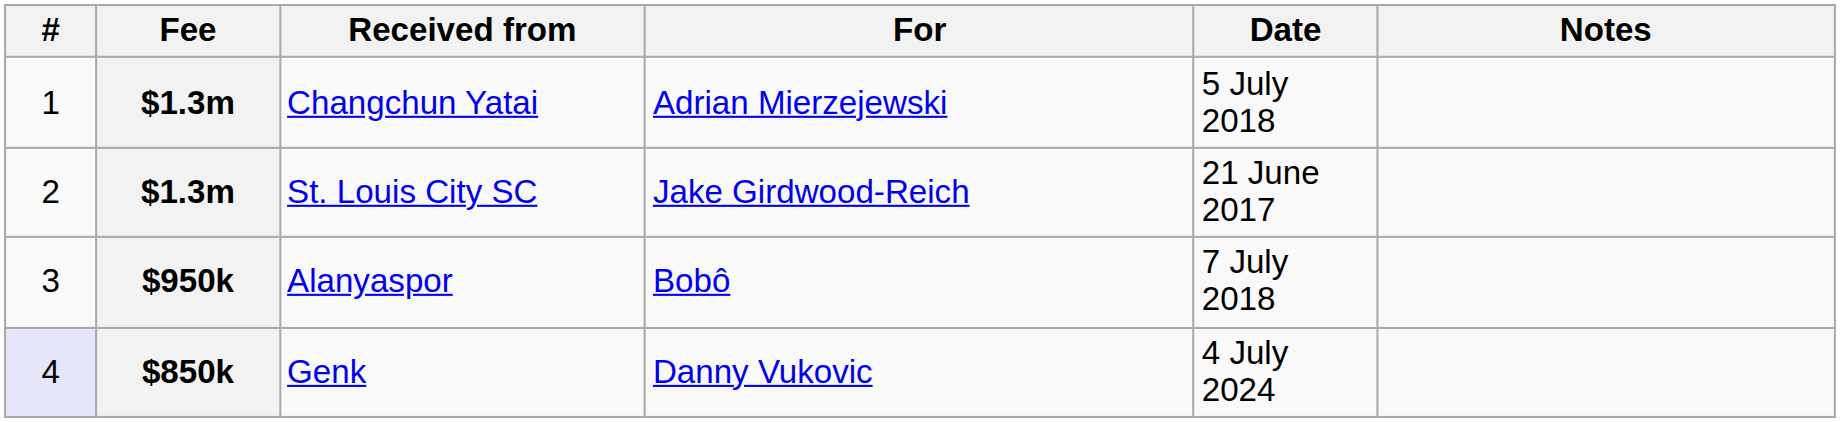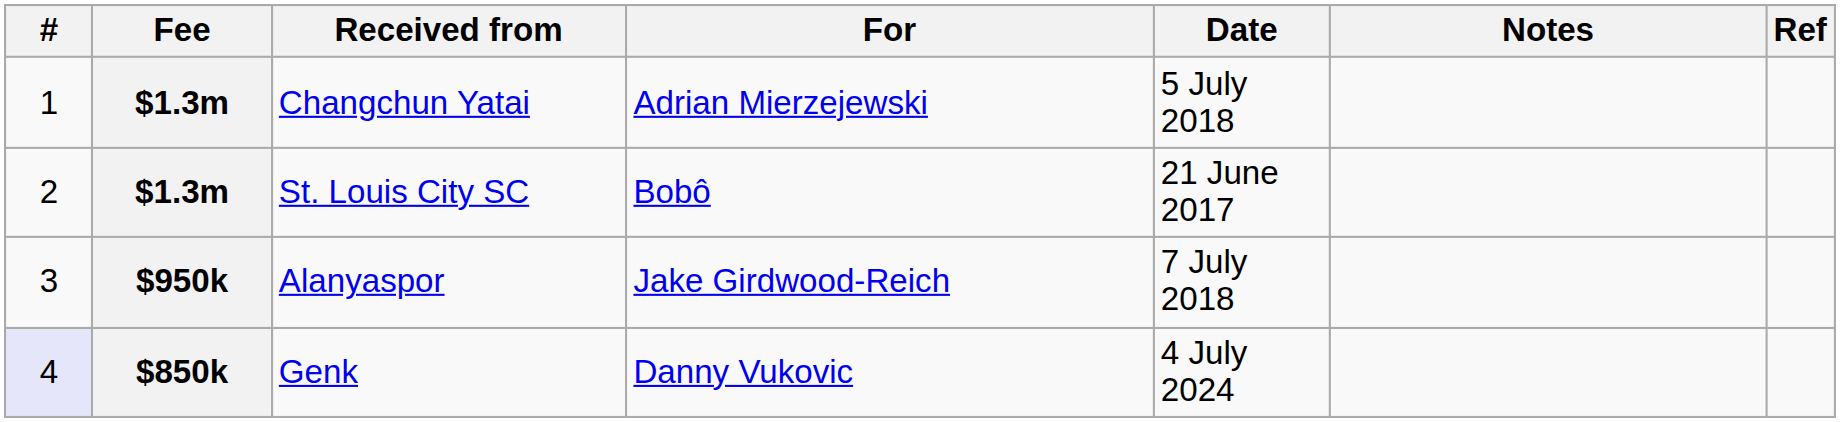+ column: (1800, 30)
(811, 191) Jake Girdwood-Reich -> (672, 191) Bobô
(692, 281) Bobô -> (792, 281) Jake Girdwood-Reich
